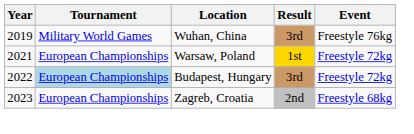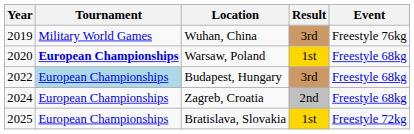(20, 56) 2021 -> (20, 56) 2020
(103, 56) normal -> (109, 56) bold
(355, 56) Freestyle 72kg -> (369, 56) Freestyle 68kg
(355, 77) Freestyle 72kg -> (369, 77) Freestyle 68kg
(20, 98) 2023 -> (20, 98) 2024
+ row: (235, 119)
